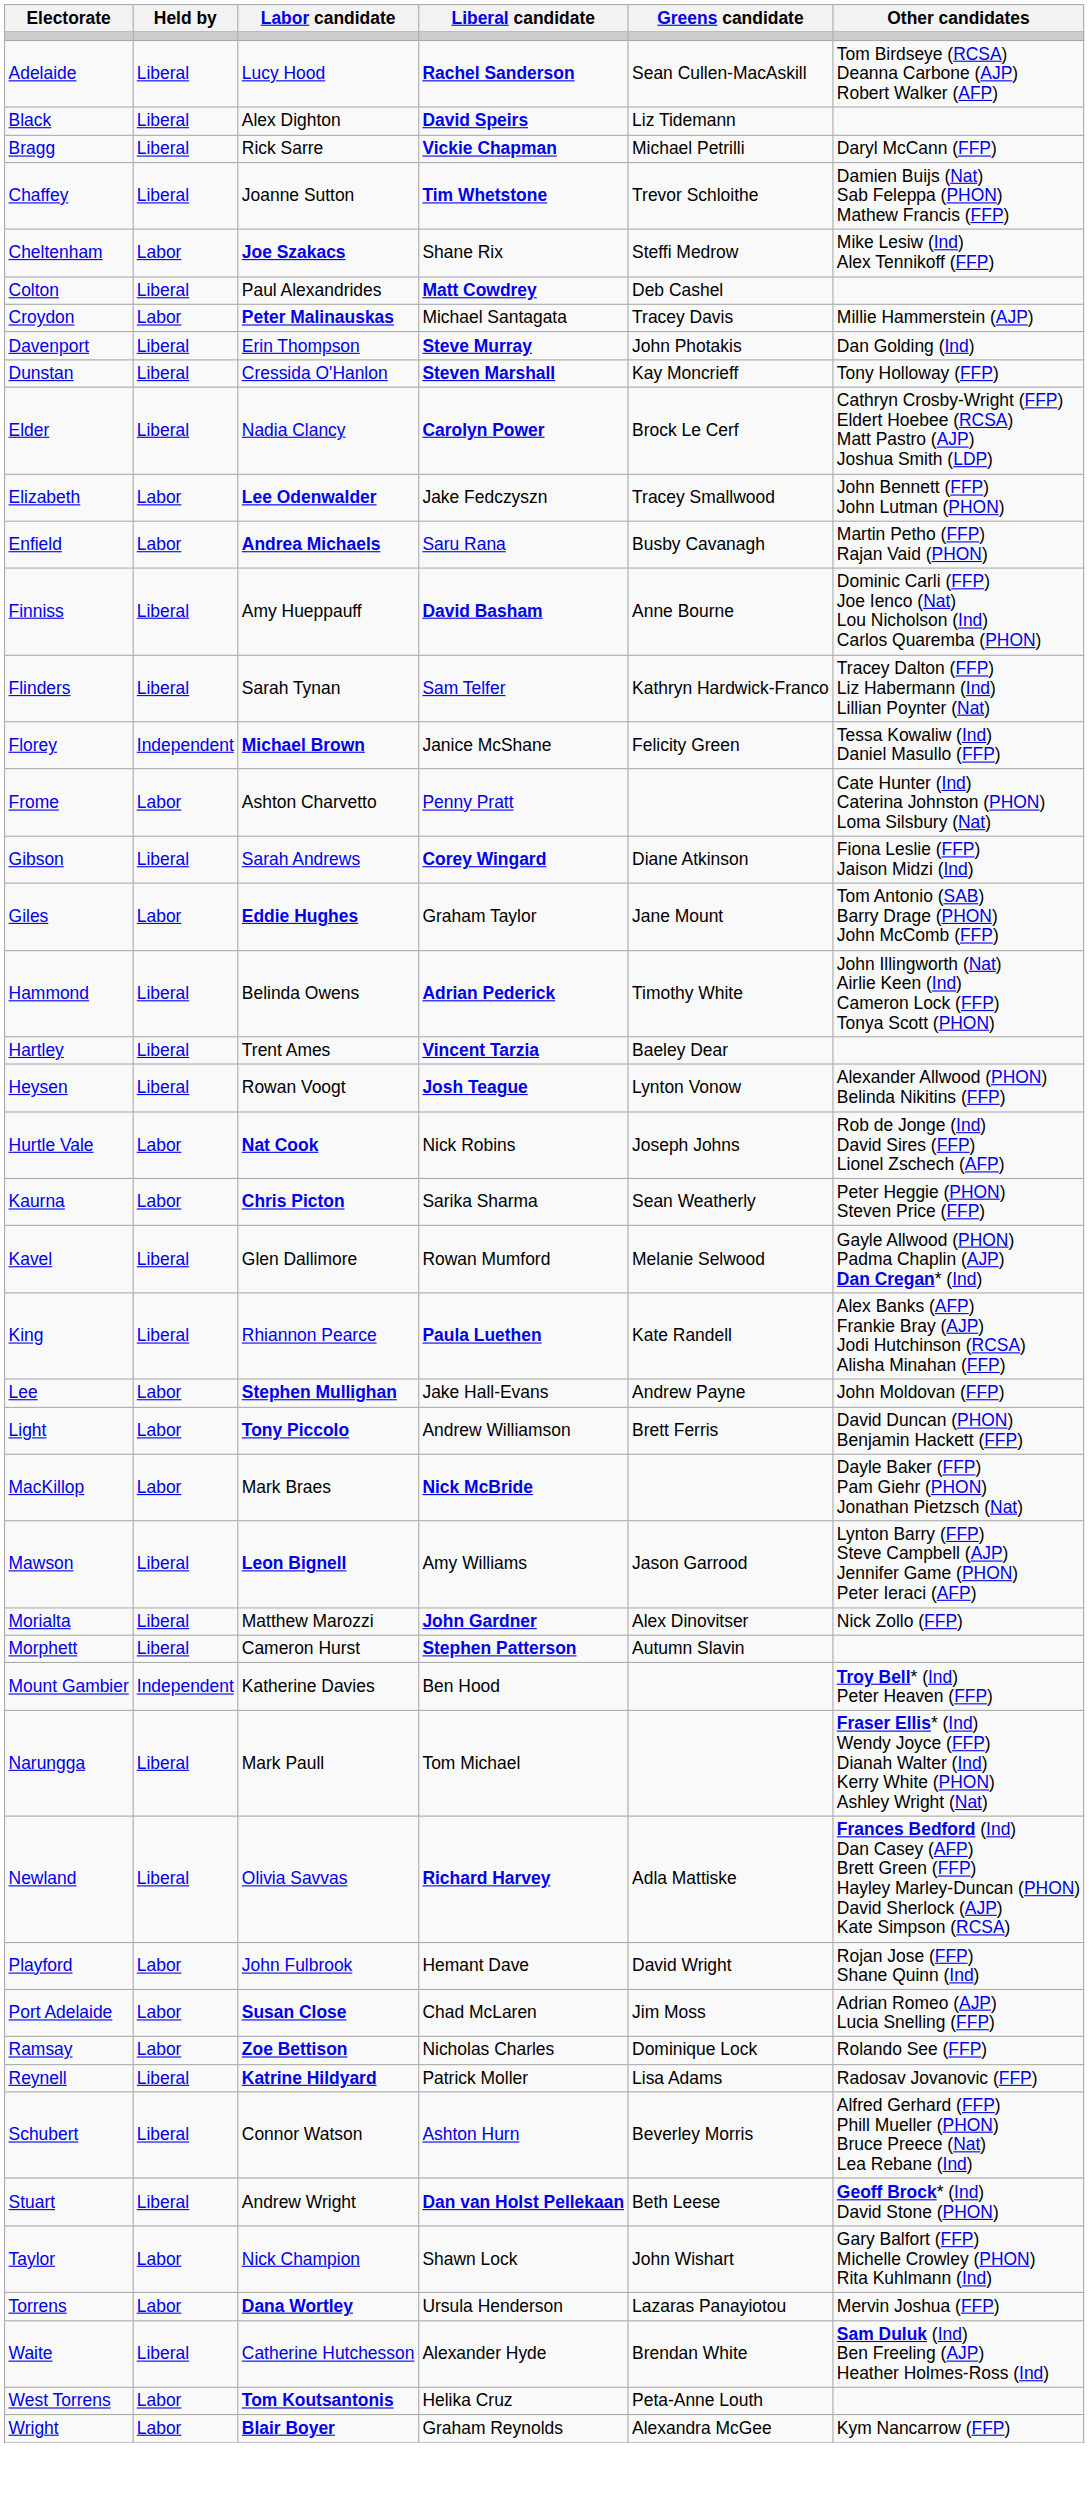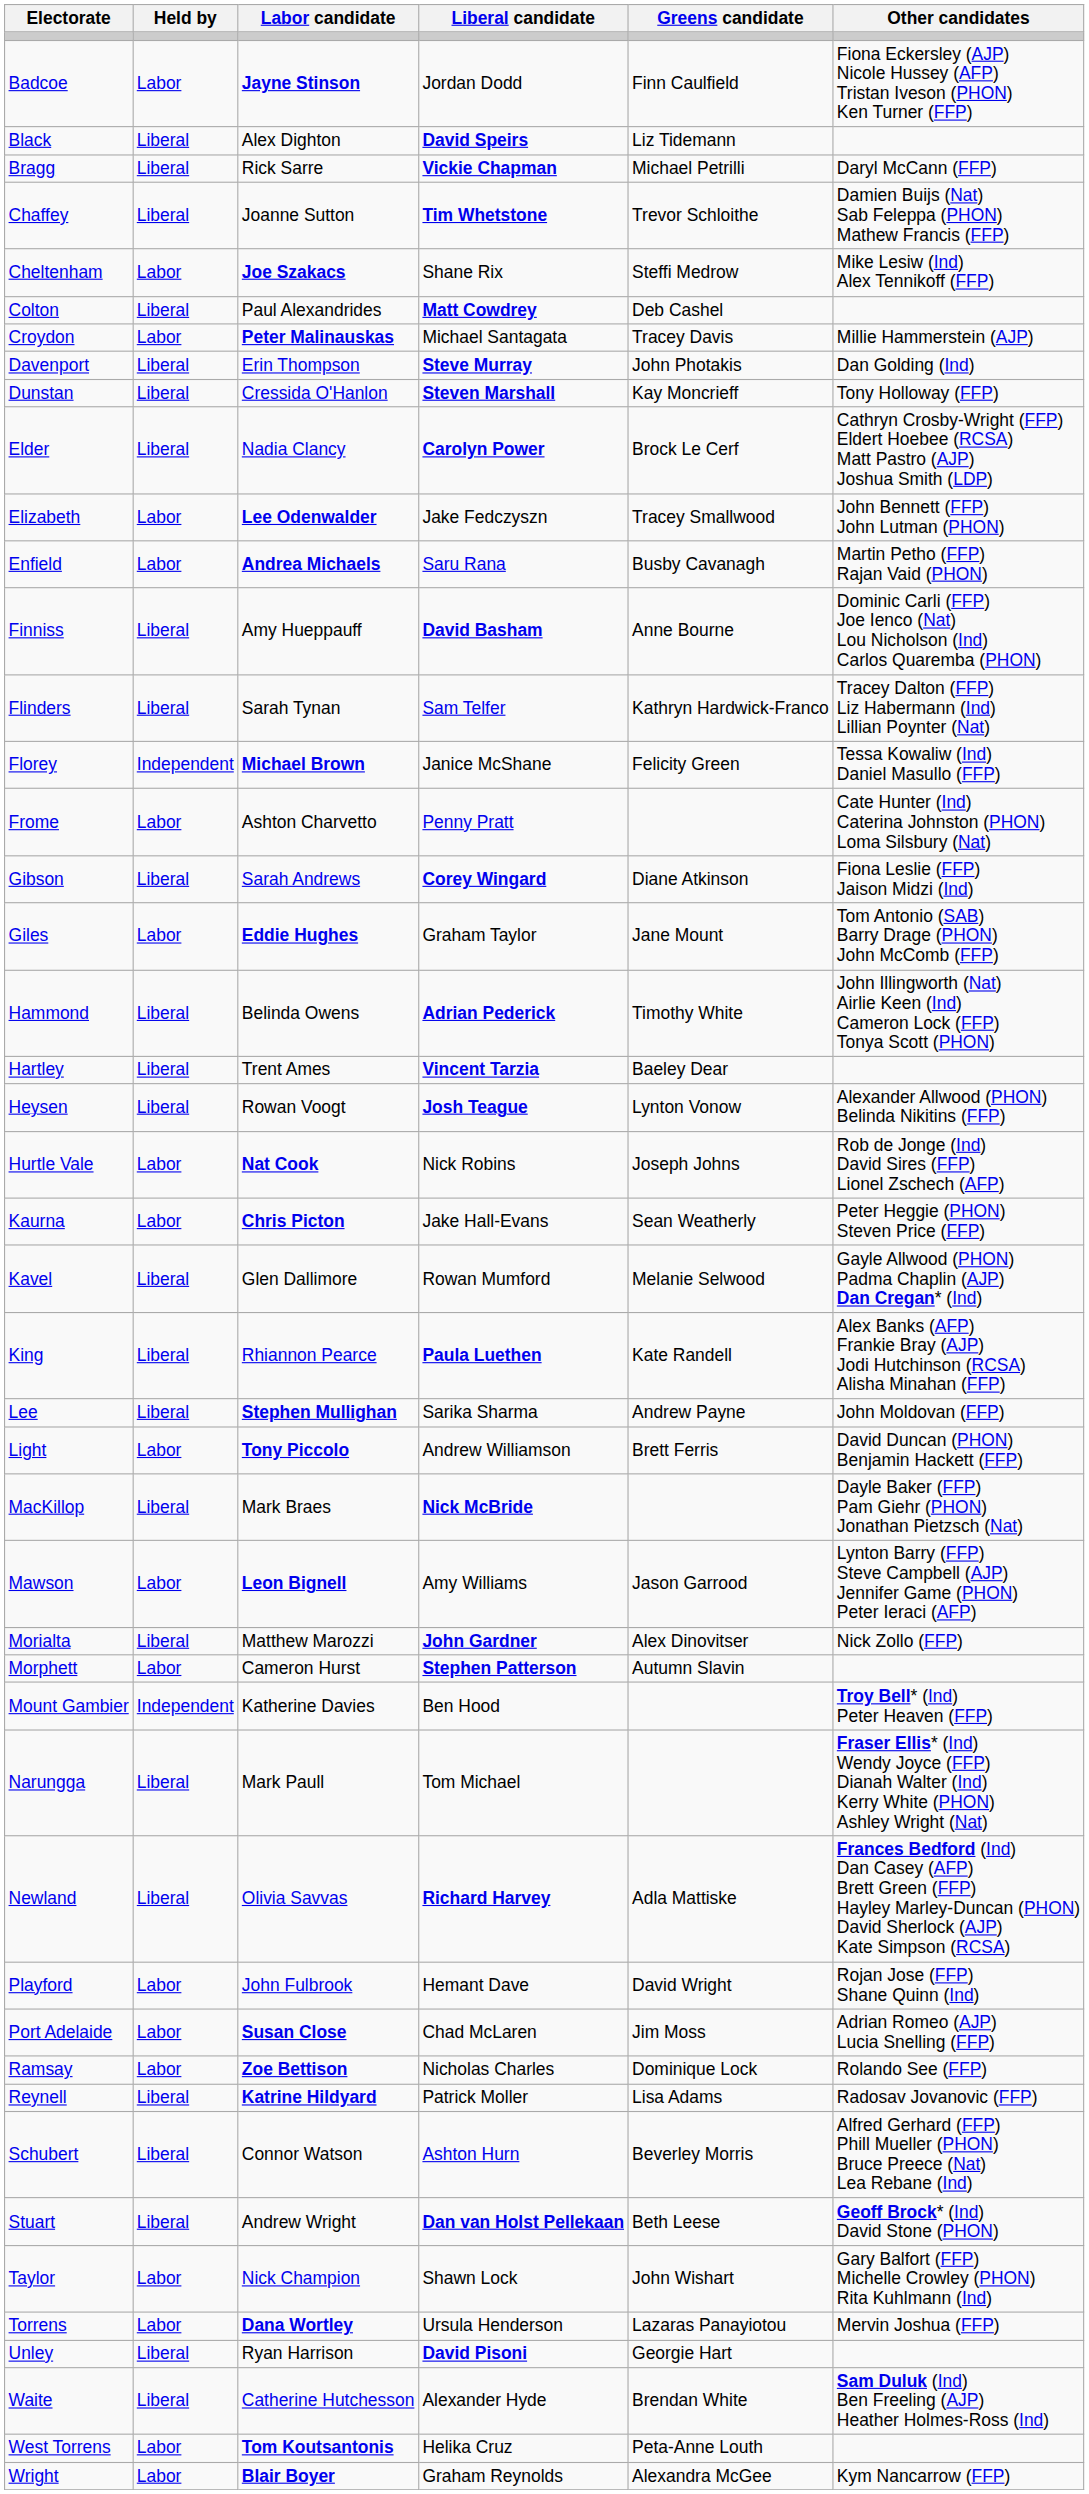- row: (43, 73)
+ row: (38, 83)
(480, 1202) Sarika Sharma -> (485, 1221) Jake Hall-Evans
(159, 1392) Labor -> (163, 1412) Liberal
(485, 1392) Jake Hall-Evans -> (480, 1412) Sarika Sharma
(159, 1487) Labor -> (163, 1507) Liberal
(163, 1564) Liberal -> (159, 1583) Labor
(163, 1648) Liberal -> (159, 1668) Labor
+ row: (31, 2353)
